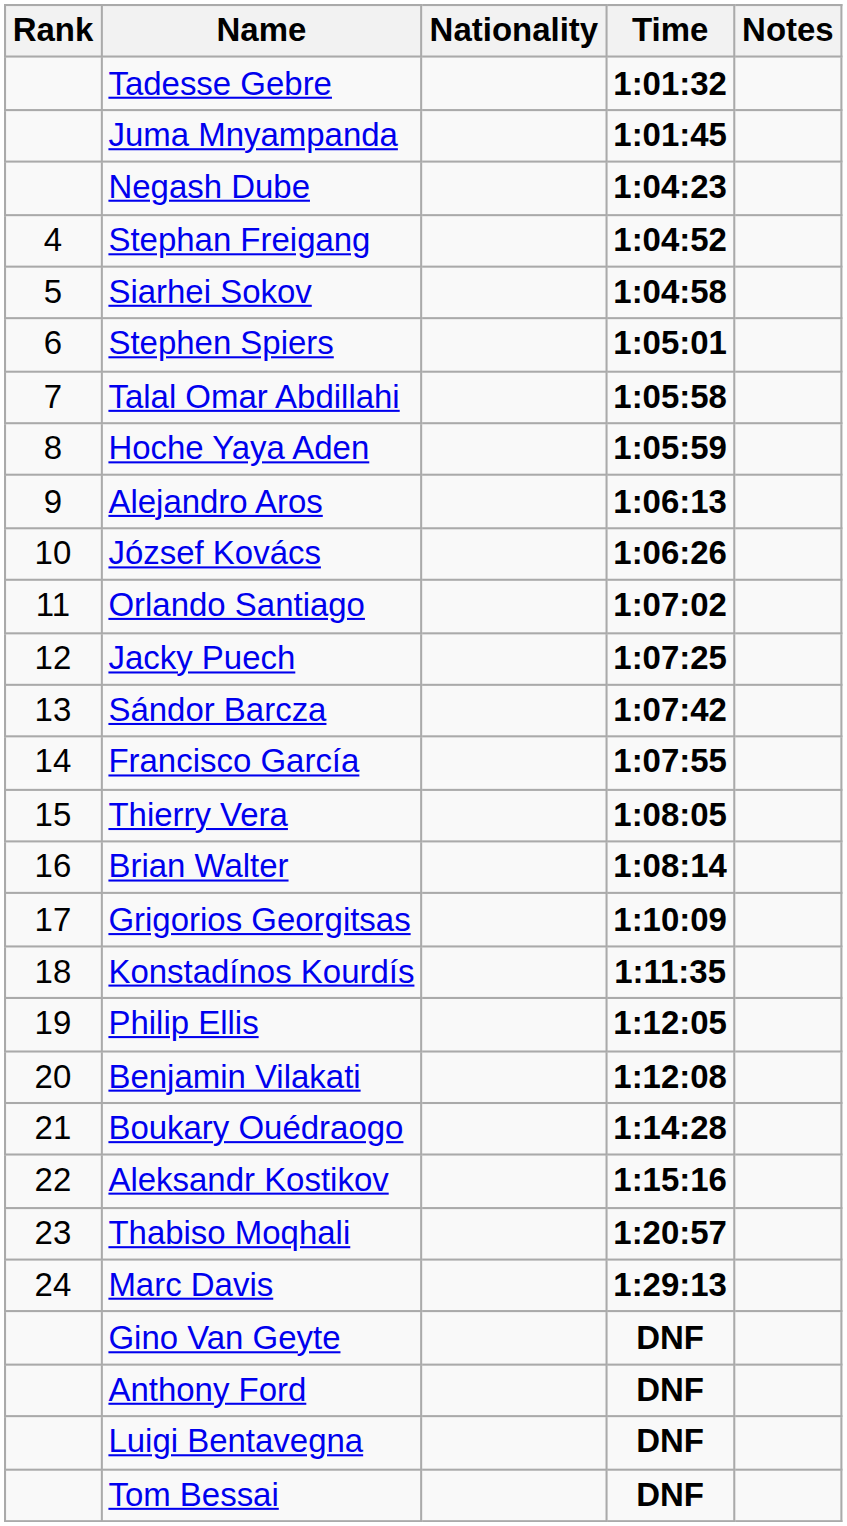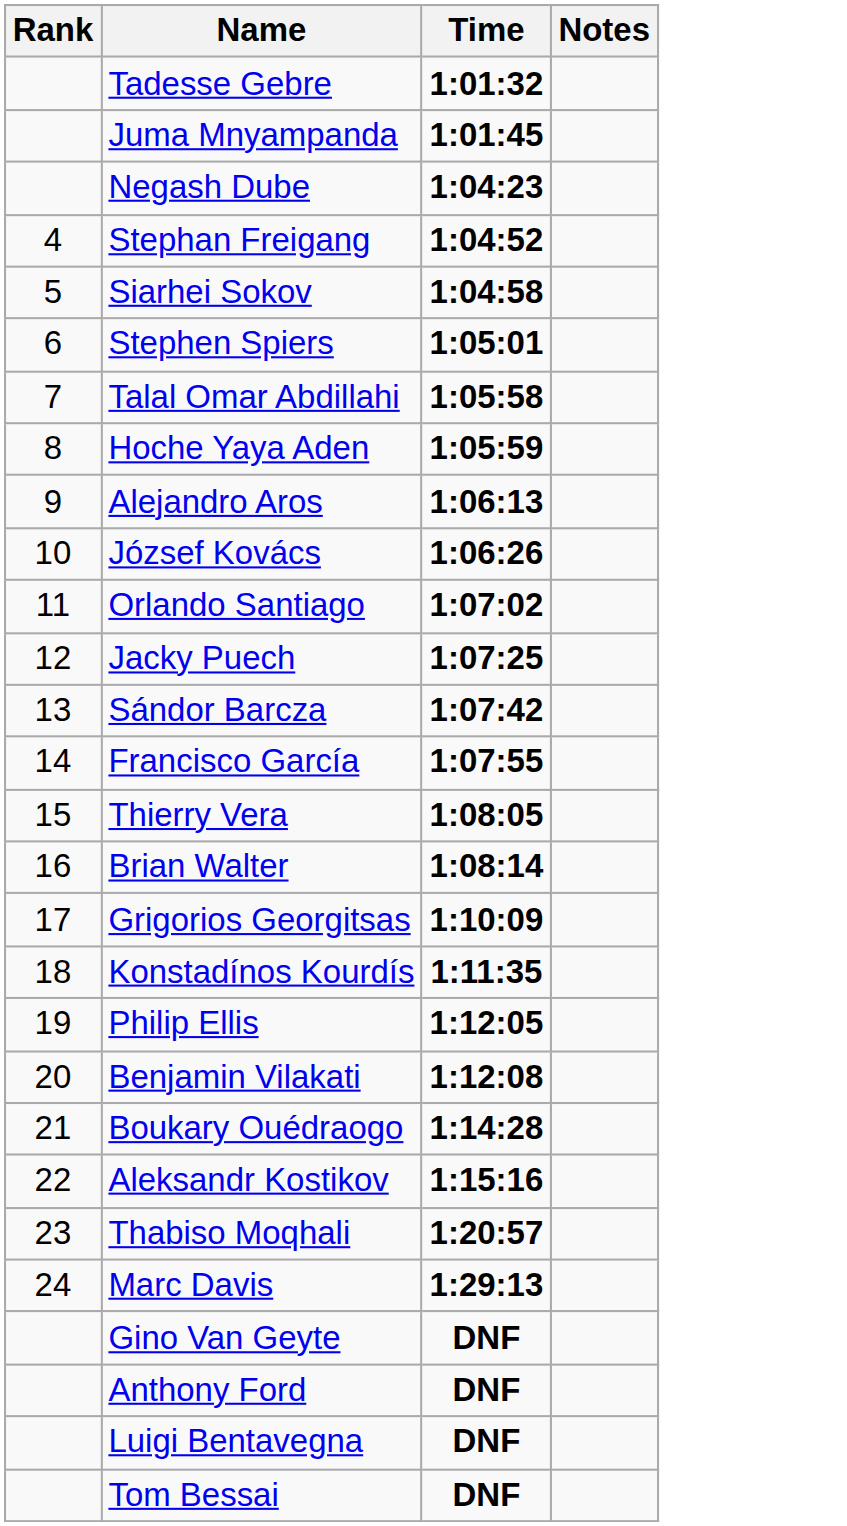- column: (514, 30)
